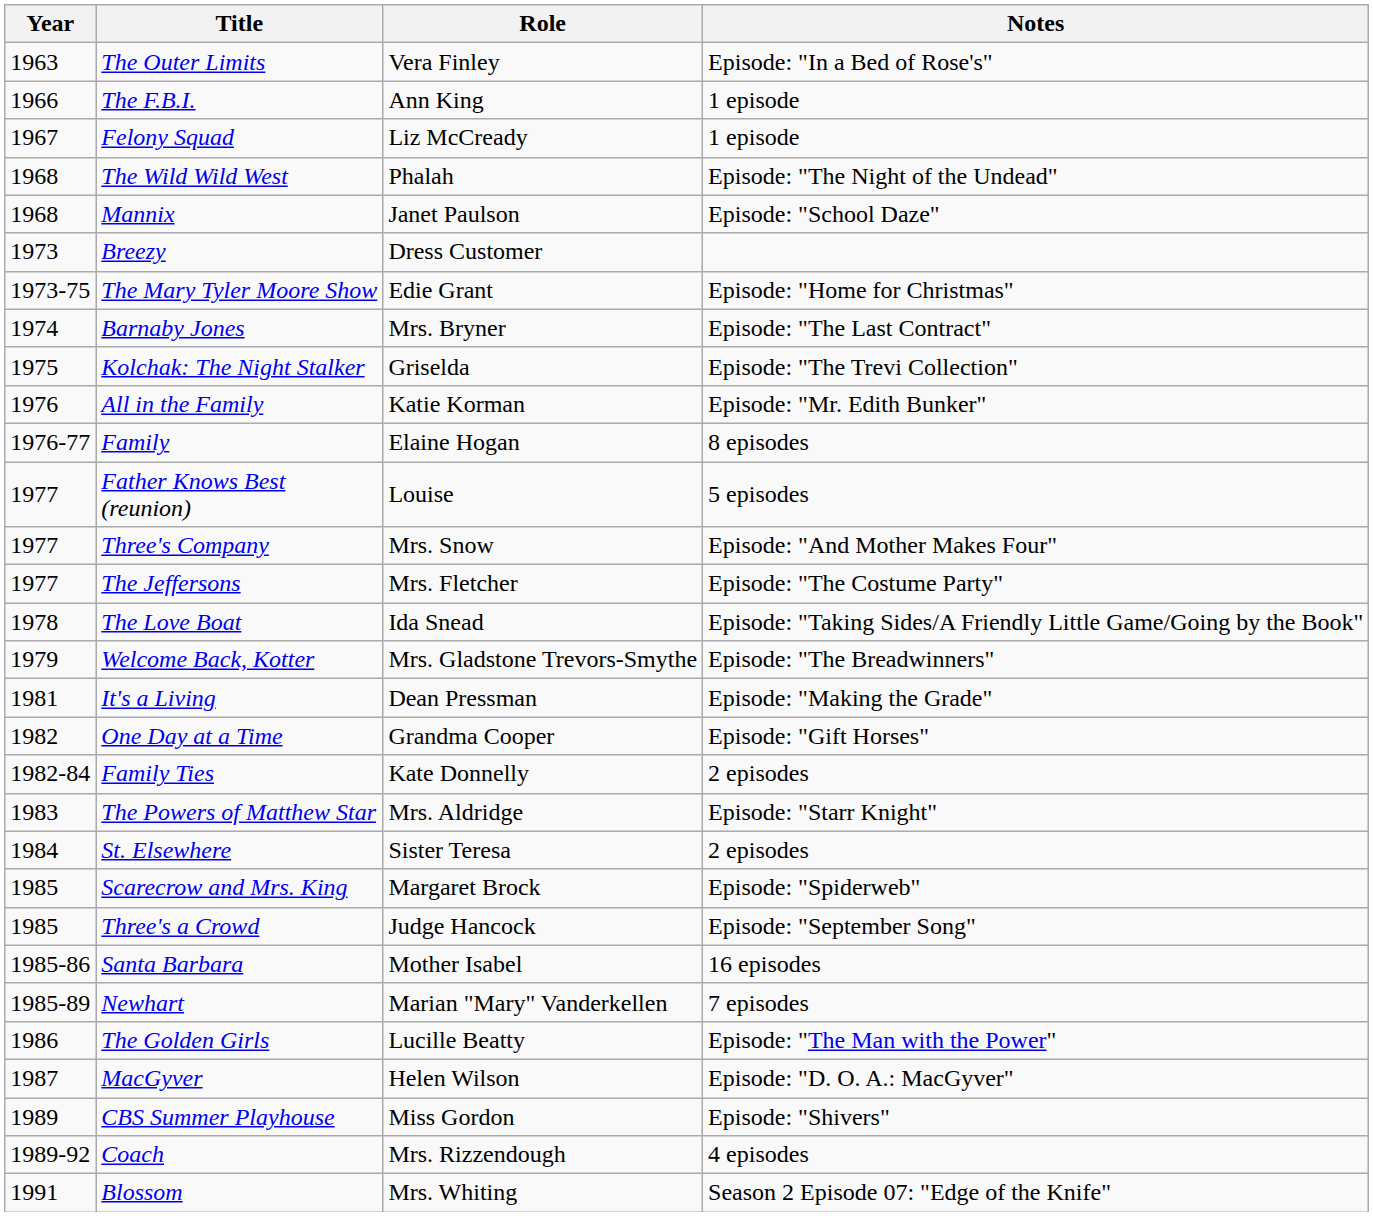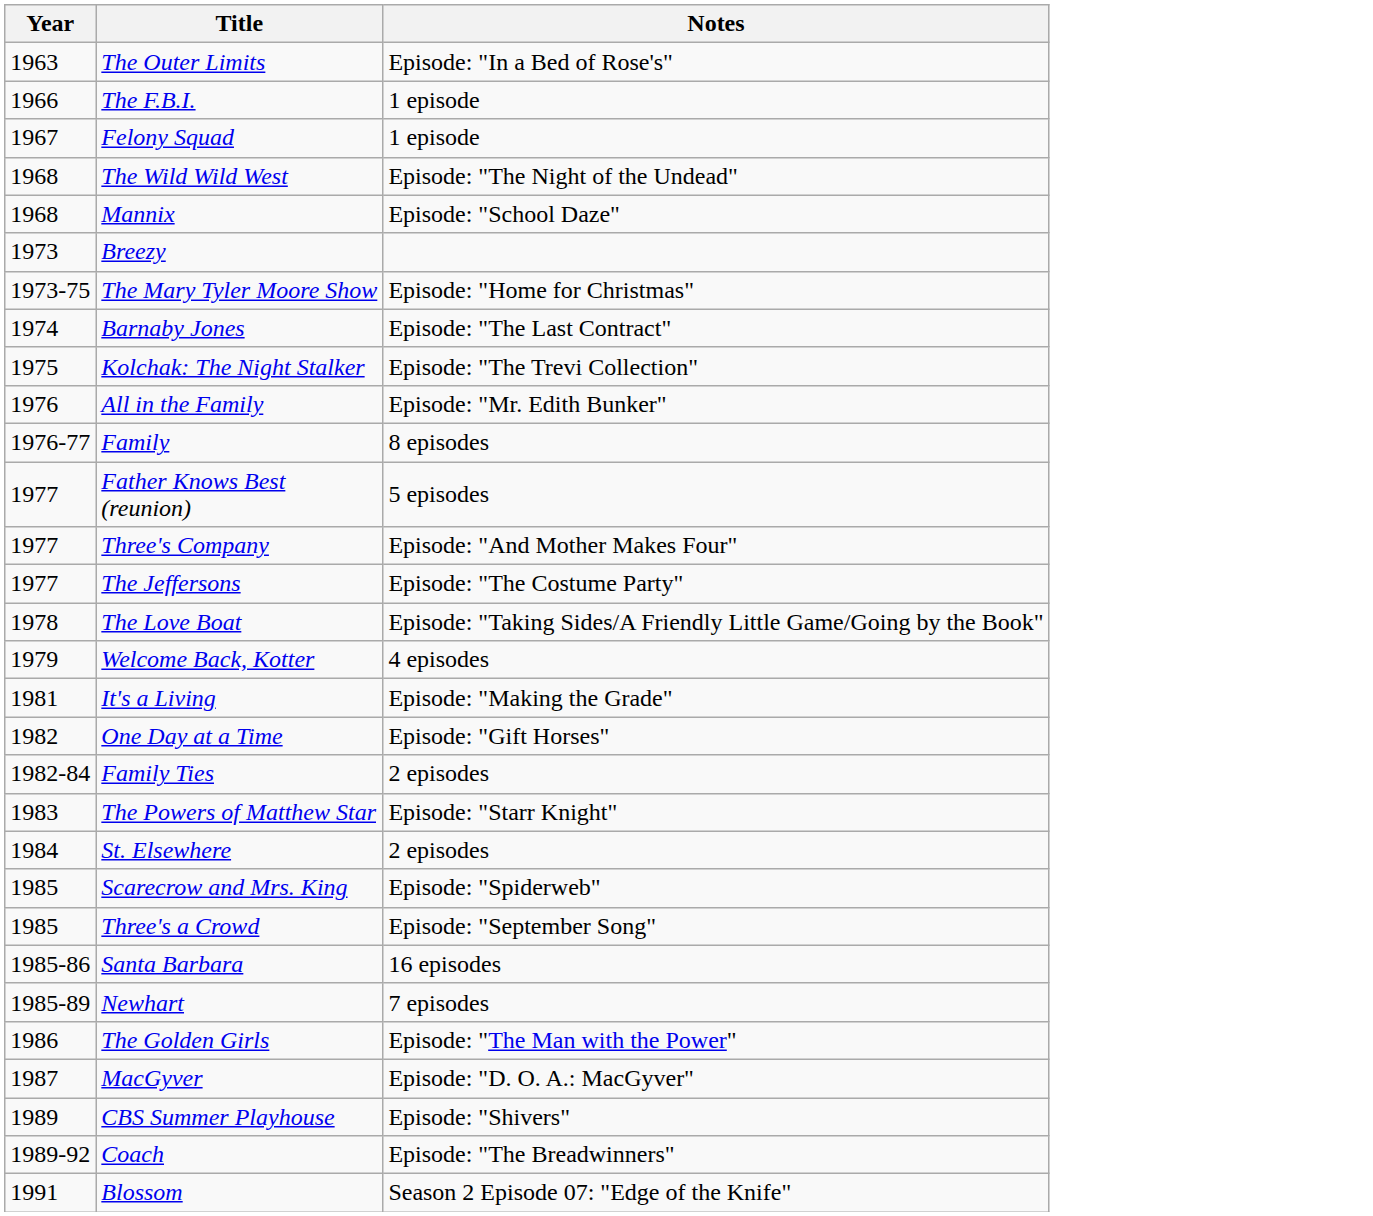- column: (543, 23)
(851, 659) Episode: "The Breadwinners" -> (439, 659) 4 episodes
(758, 1154) 4 episodes -> (531, 1154) Episode: "The Breadwinners"
